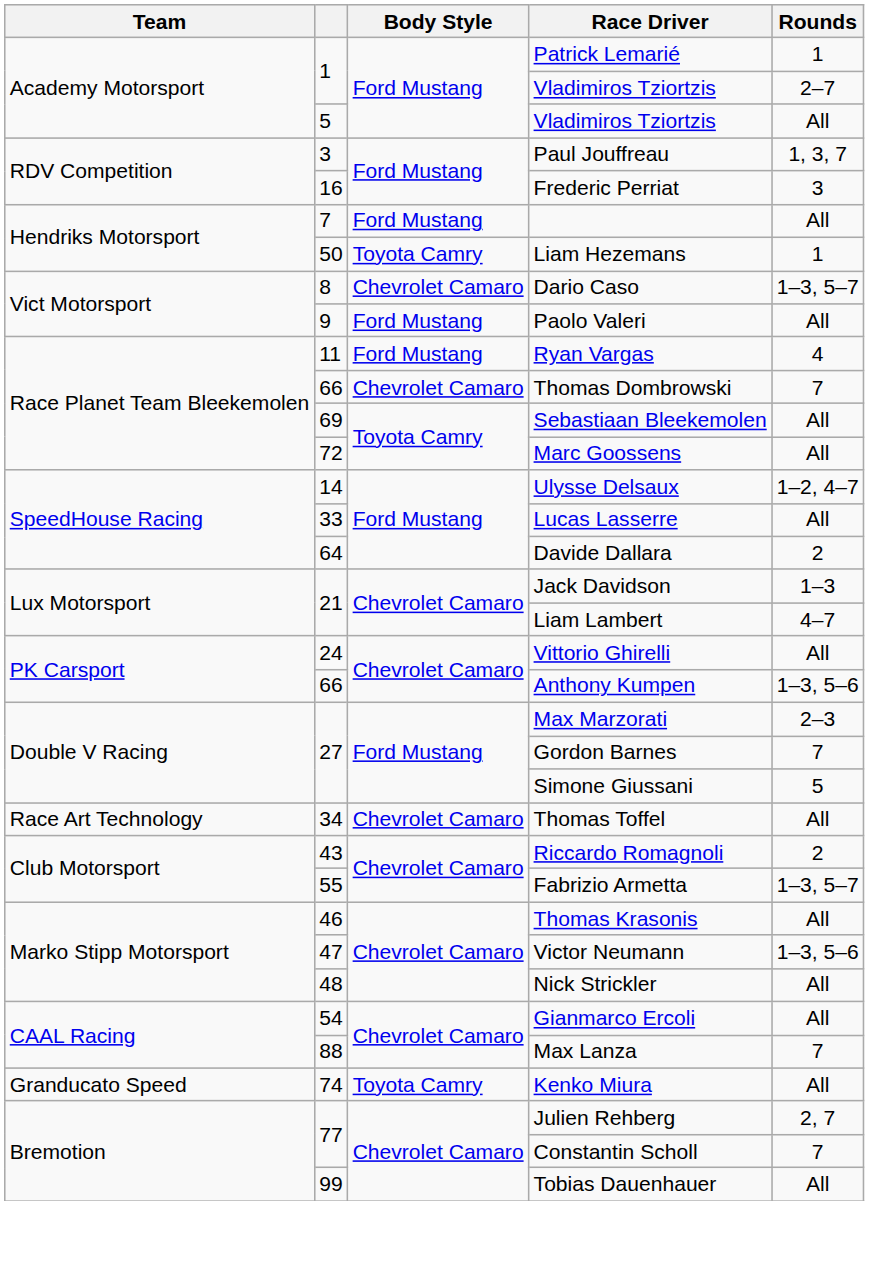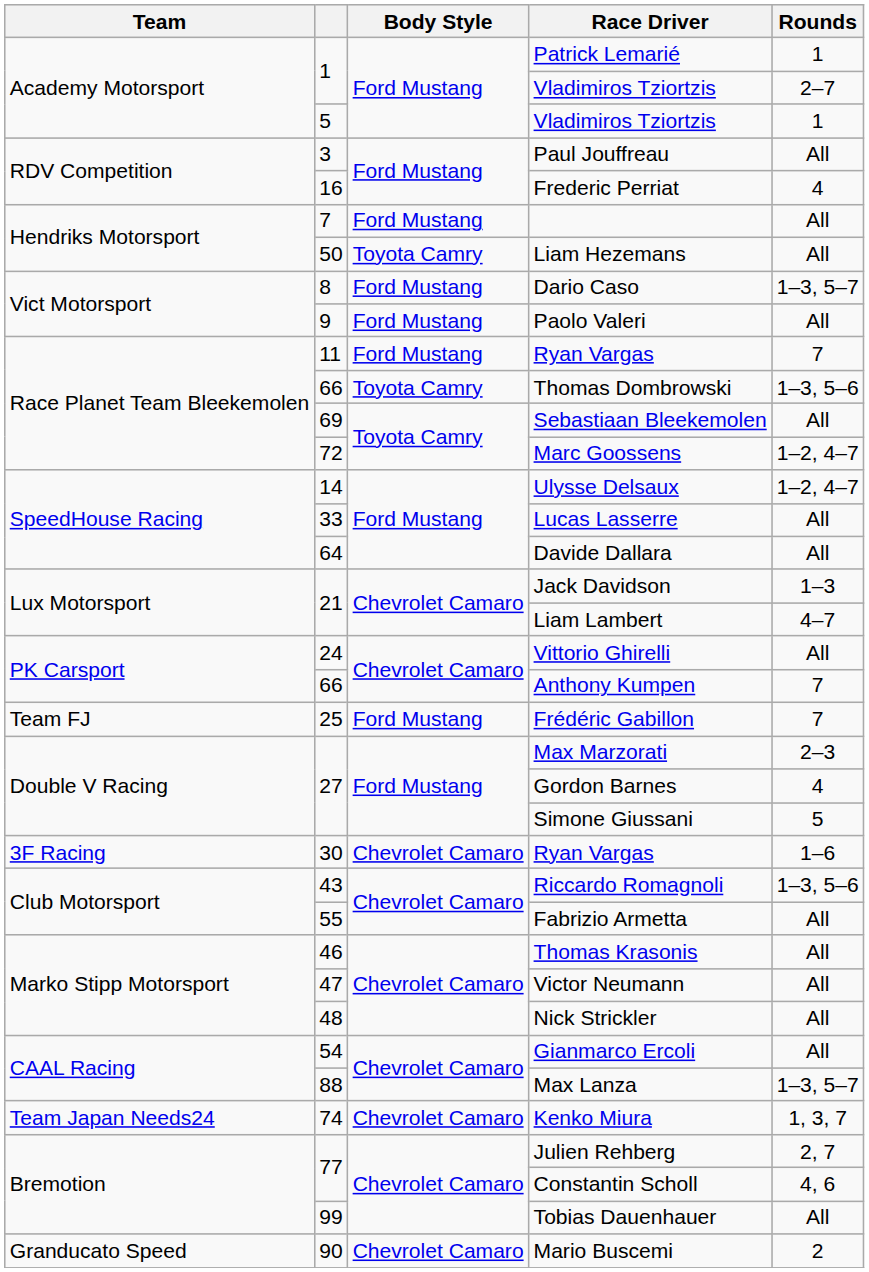(818, 121) All -> (818, 121) 1
(818, 154) 1, 3, 7 -> (818, 154) All
(818, 187) 3 -> (818, 187) 4
(818, 254) 1 -> (818, 254) All
(438, 287) Chevrolet Camaro -> (418, 287) Ford Mustang
(818, 353) 4 -> (818, 353) 7
(438, 386) Chevrolet Camaro -> (418, 386) Toyota Camry
(818, 386) 7 -> (818, 386) 1–3, 5–6
(818, 453) All -> (818, 453) 1–2, 4–7
(818, 553) 2 -> (818, 553) All
(818, 686) 1–3, 5–6 -> (818, 686) 7
+ row: (331, 719)
(818, 752) 7 -> (818, 785) 4
+ row: (331, 852)
- row: (331, 818)
(818, 852) 2 -> (818, 885) 1–3, 5–6
(818, 885) 1–3, 5–7 -> (818, 918) All
(818, 951) 1–3, 5–6 -> (818, 985) All
(818, 1051) 7 -> (818, 1084) 1–3, 5–7
(98, 1084) Granducato Speed -> (112, 1118) Team Japan Needs24
(418, 1084) Toyota Camry -> (438, 1118) Chevrolet Camaro
(818, 1084) All -> (818, 1118) 1, 3, 7
(818, 1151) 7 -> (818, 1184) 4, 6
+ row: (331, 1250)
